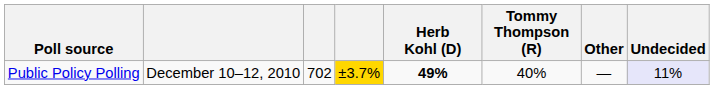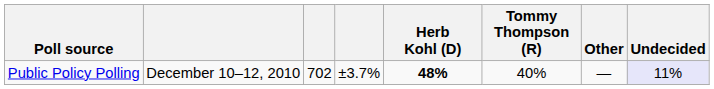(359, 72) gold background -> (359, 72) no background
(433, 72) 49% -> (433, 72) 48%
